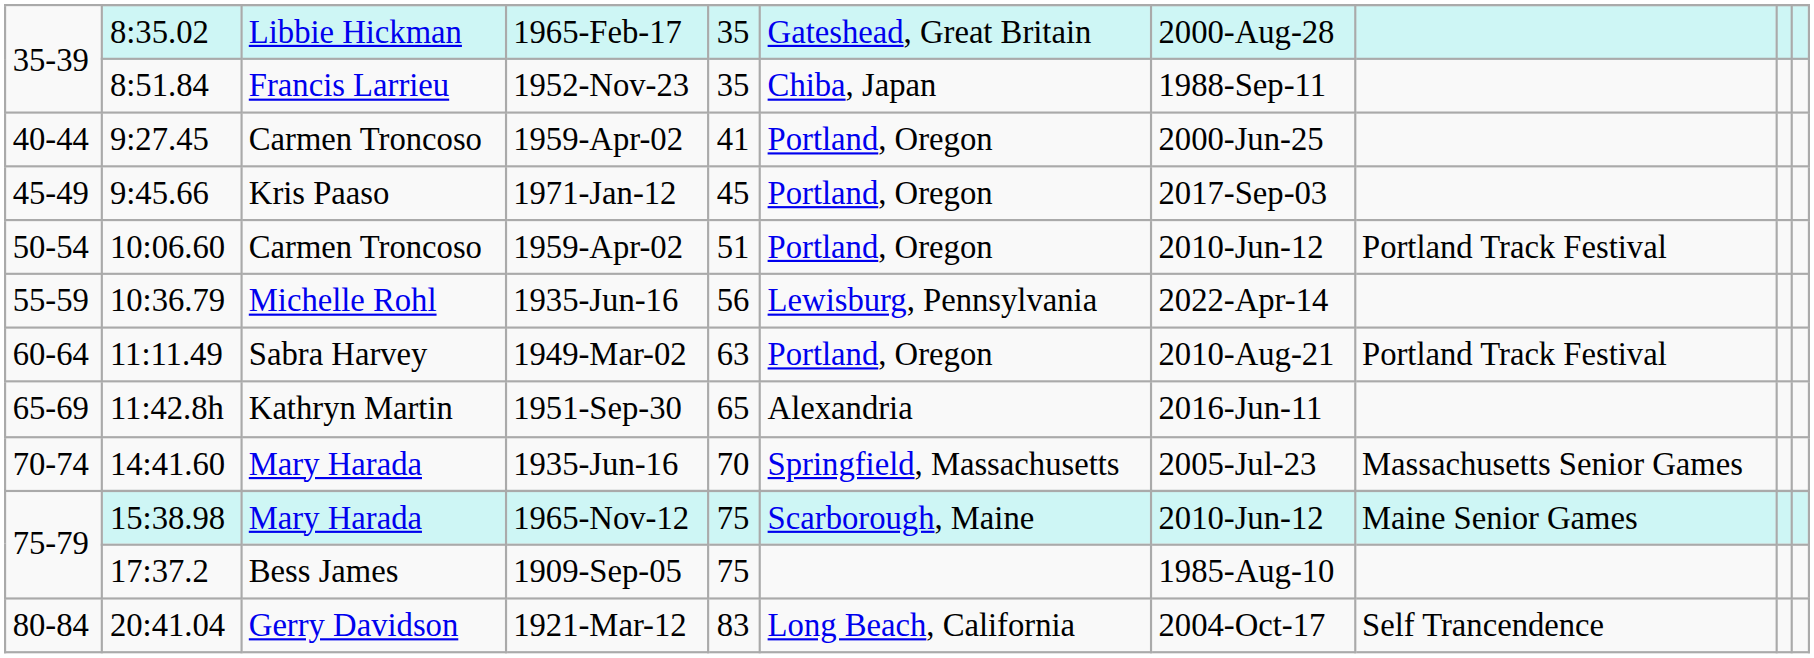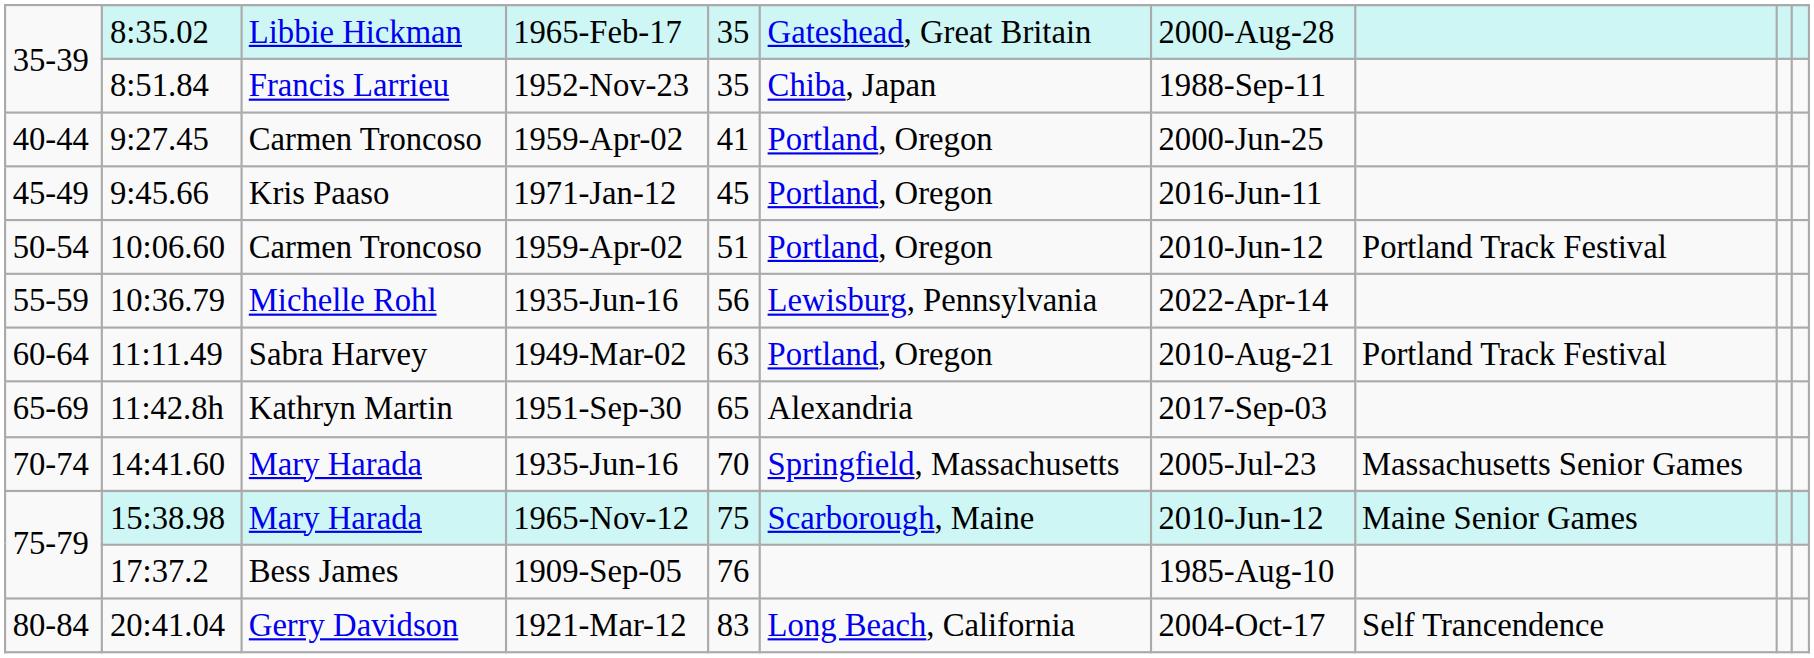(1243, 193) 2017-Sep-03 -> (1240, 193) 2016-Jun-11
(1240, 408) 2016-Jun-11 -> (1243, 408) 2017-Sep-03
(733, 570) 75 -> (733, 570) 76
